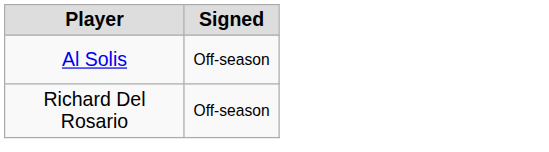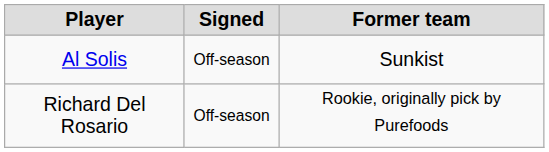+ column: (411, 19)
